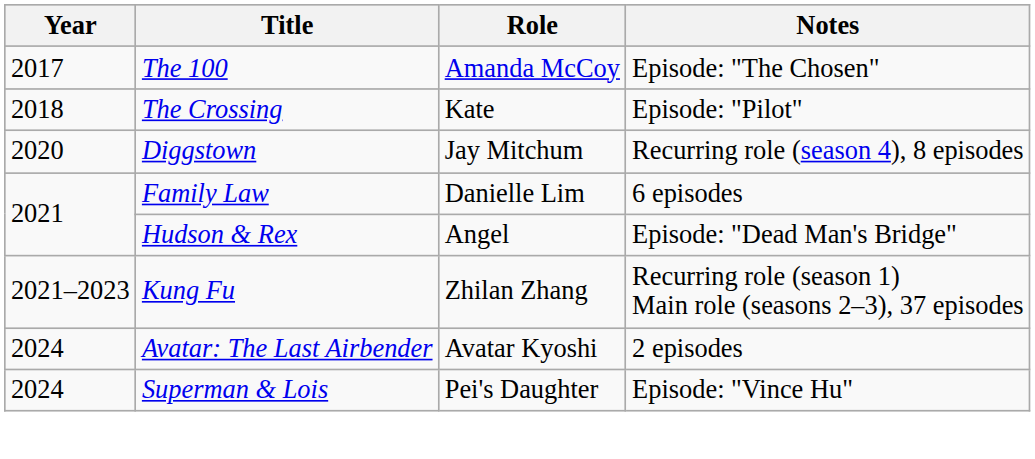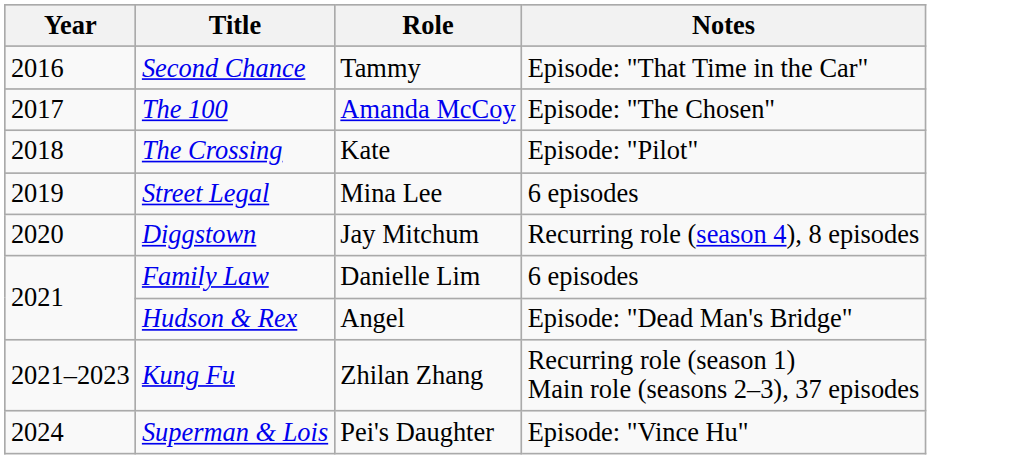+ row: (224, 67)
+ row: (206, 192)
- row: (287, 348)
